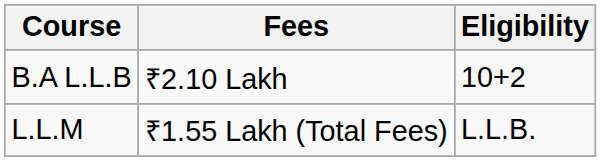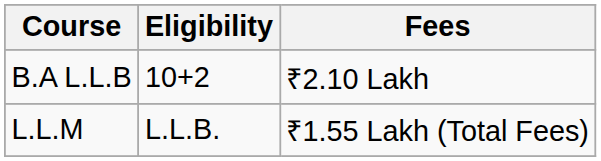columns swapped: (296, 27) <-> (525, 27)
